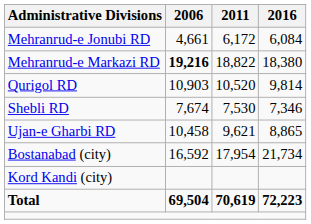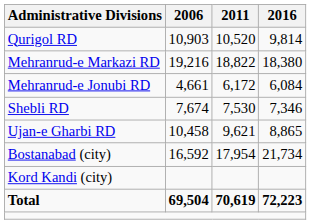rows swapped: (79, 39) <-> (42, 85)
(189, 62) bold -> (189, 62) normal
